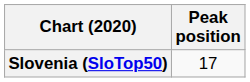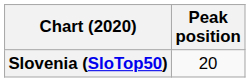(208, 63) 17 -> (208, 63) 20
